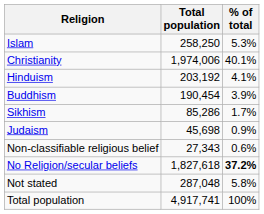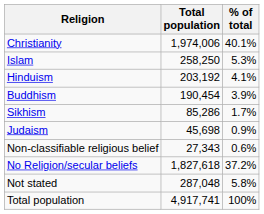rows swapped: (34, 60) <-> (20, 43)
(241, 165) bold -> (241, 165) normal
